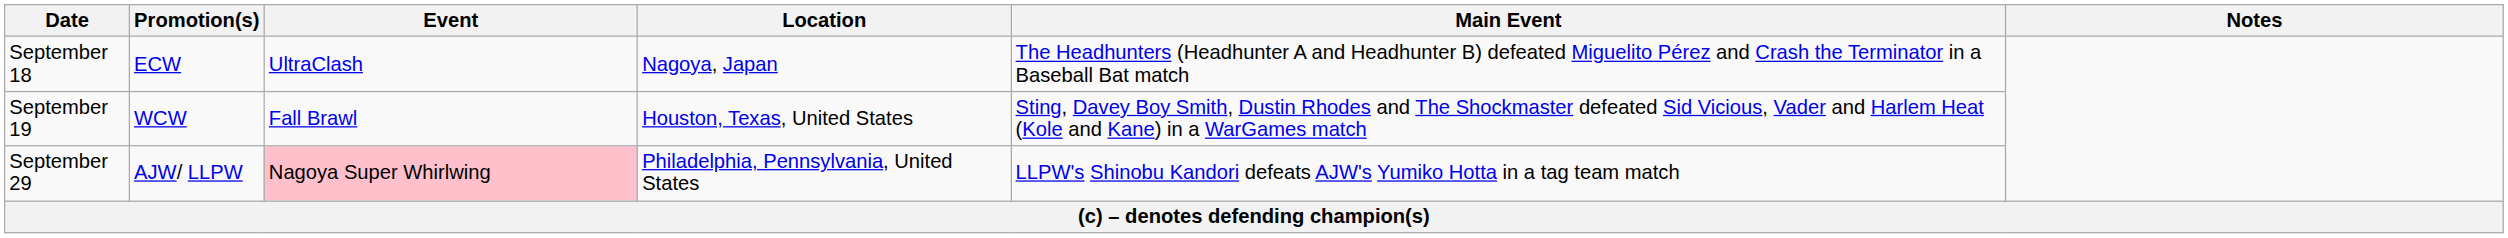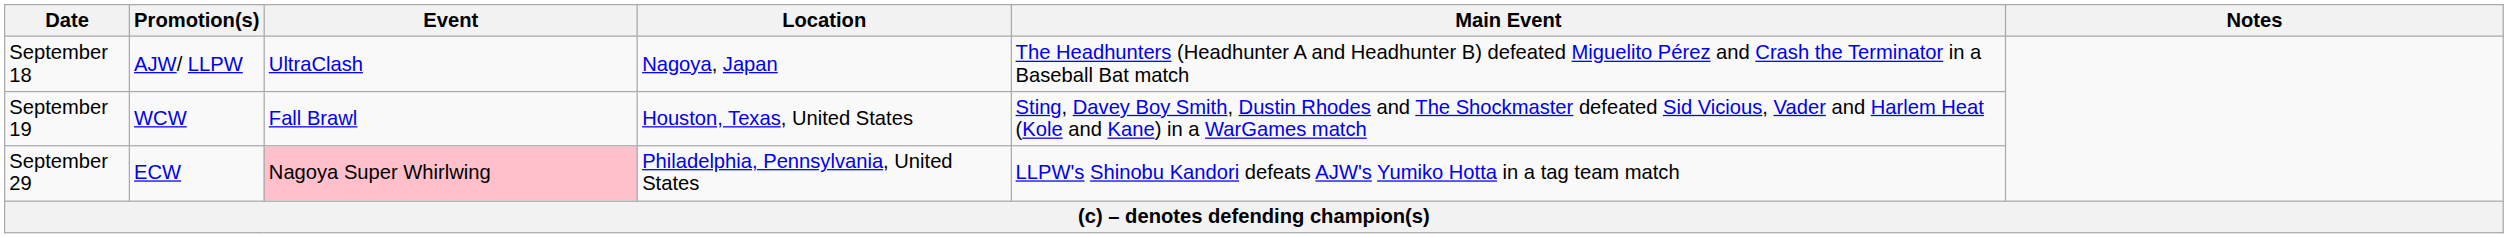(158, 63) ECW -> (188, 63) AJW/ LLPW
(188, 173) AJW/ LLPW -> (158, 173) ECW
